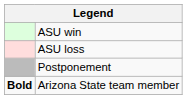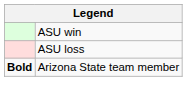- row: (74, 68)
